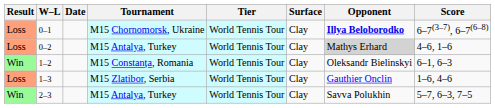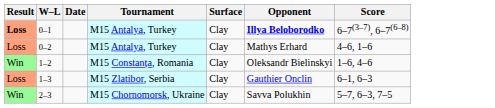- column: (247, 12)
(16, 29) normal -> (16, 29) bold
(147, 29) M15 Chornomorsk, Ukraine -> (133, 29) M15 Antalya, Turkey
(357, 47) lightgrey background -> (277, 47) no background
(434, 63) 6–1, 6–3 -> (355, 63) 1–6, 4–6
(434, 79) 1–6, 4–6 -> (355, 79) 6–1, 6–3
(133, 95) M15 Antalya, Turkey -> (147, 95) M15 Chornomorsk, Ukraine
